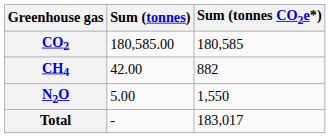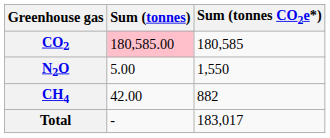(142, 43) no background -> (142, 43) pink background
rows swapped: (56, 70) <-> (56, 96)
